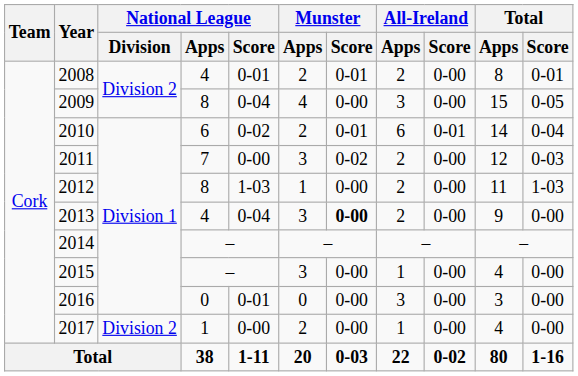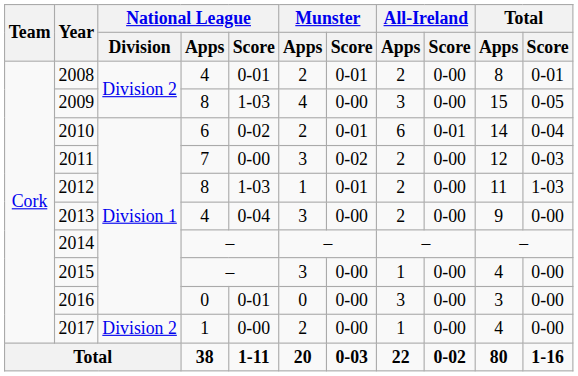(254, 103) 0-04 -> (254, 103) 1-03
(352, 187) 0-00 -> (352, 187) 0-01
(352, 215) bold -> (352, 215) normal
